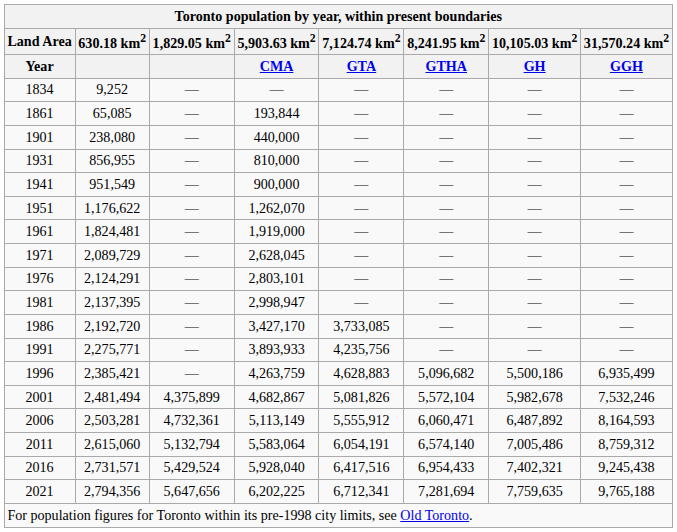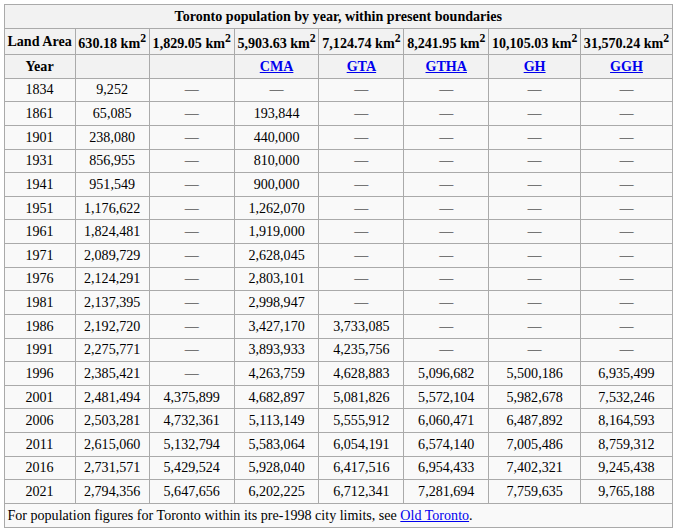(277, 397) 4,682,867 -> (277, 397) 4,682,897
